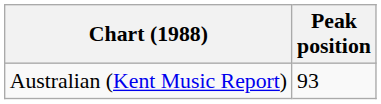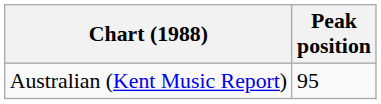(308, 80) 93 -> (308, 80) 95
